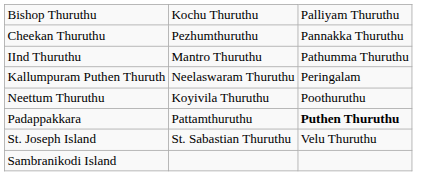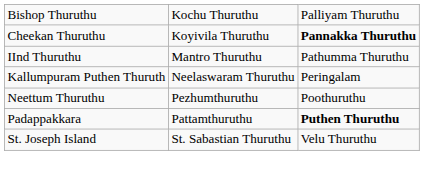(215, 35) Pezhumthuruthu -> (220, 35) Koyivila Thuruthu
(352, 35) normal -> (358, 35) bold
(220, 98) Koyivila Thuruthu -> (215, 98) Pezhumthuruthu
- row: (62, 160)
